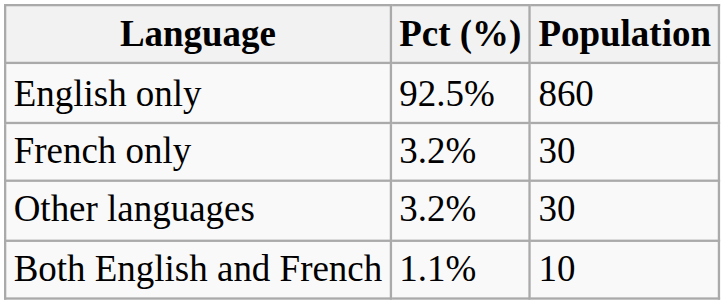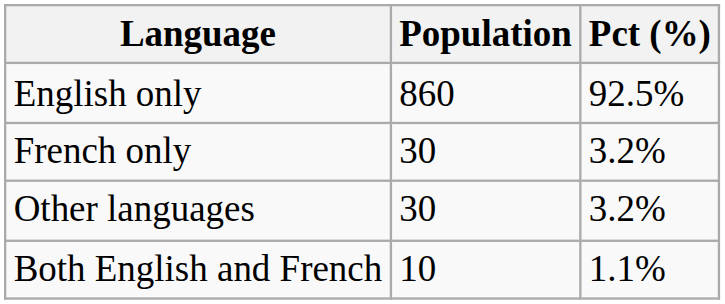columns swapped: (625, 33) <-> (460, 33)
